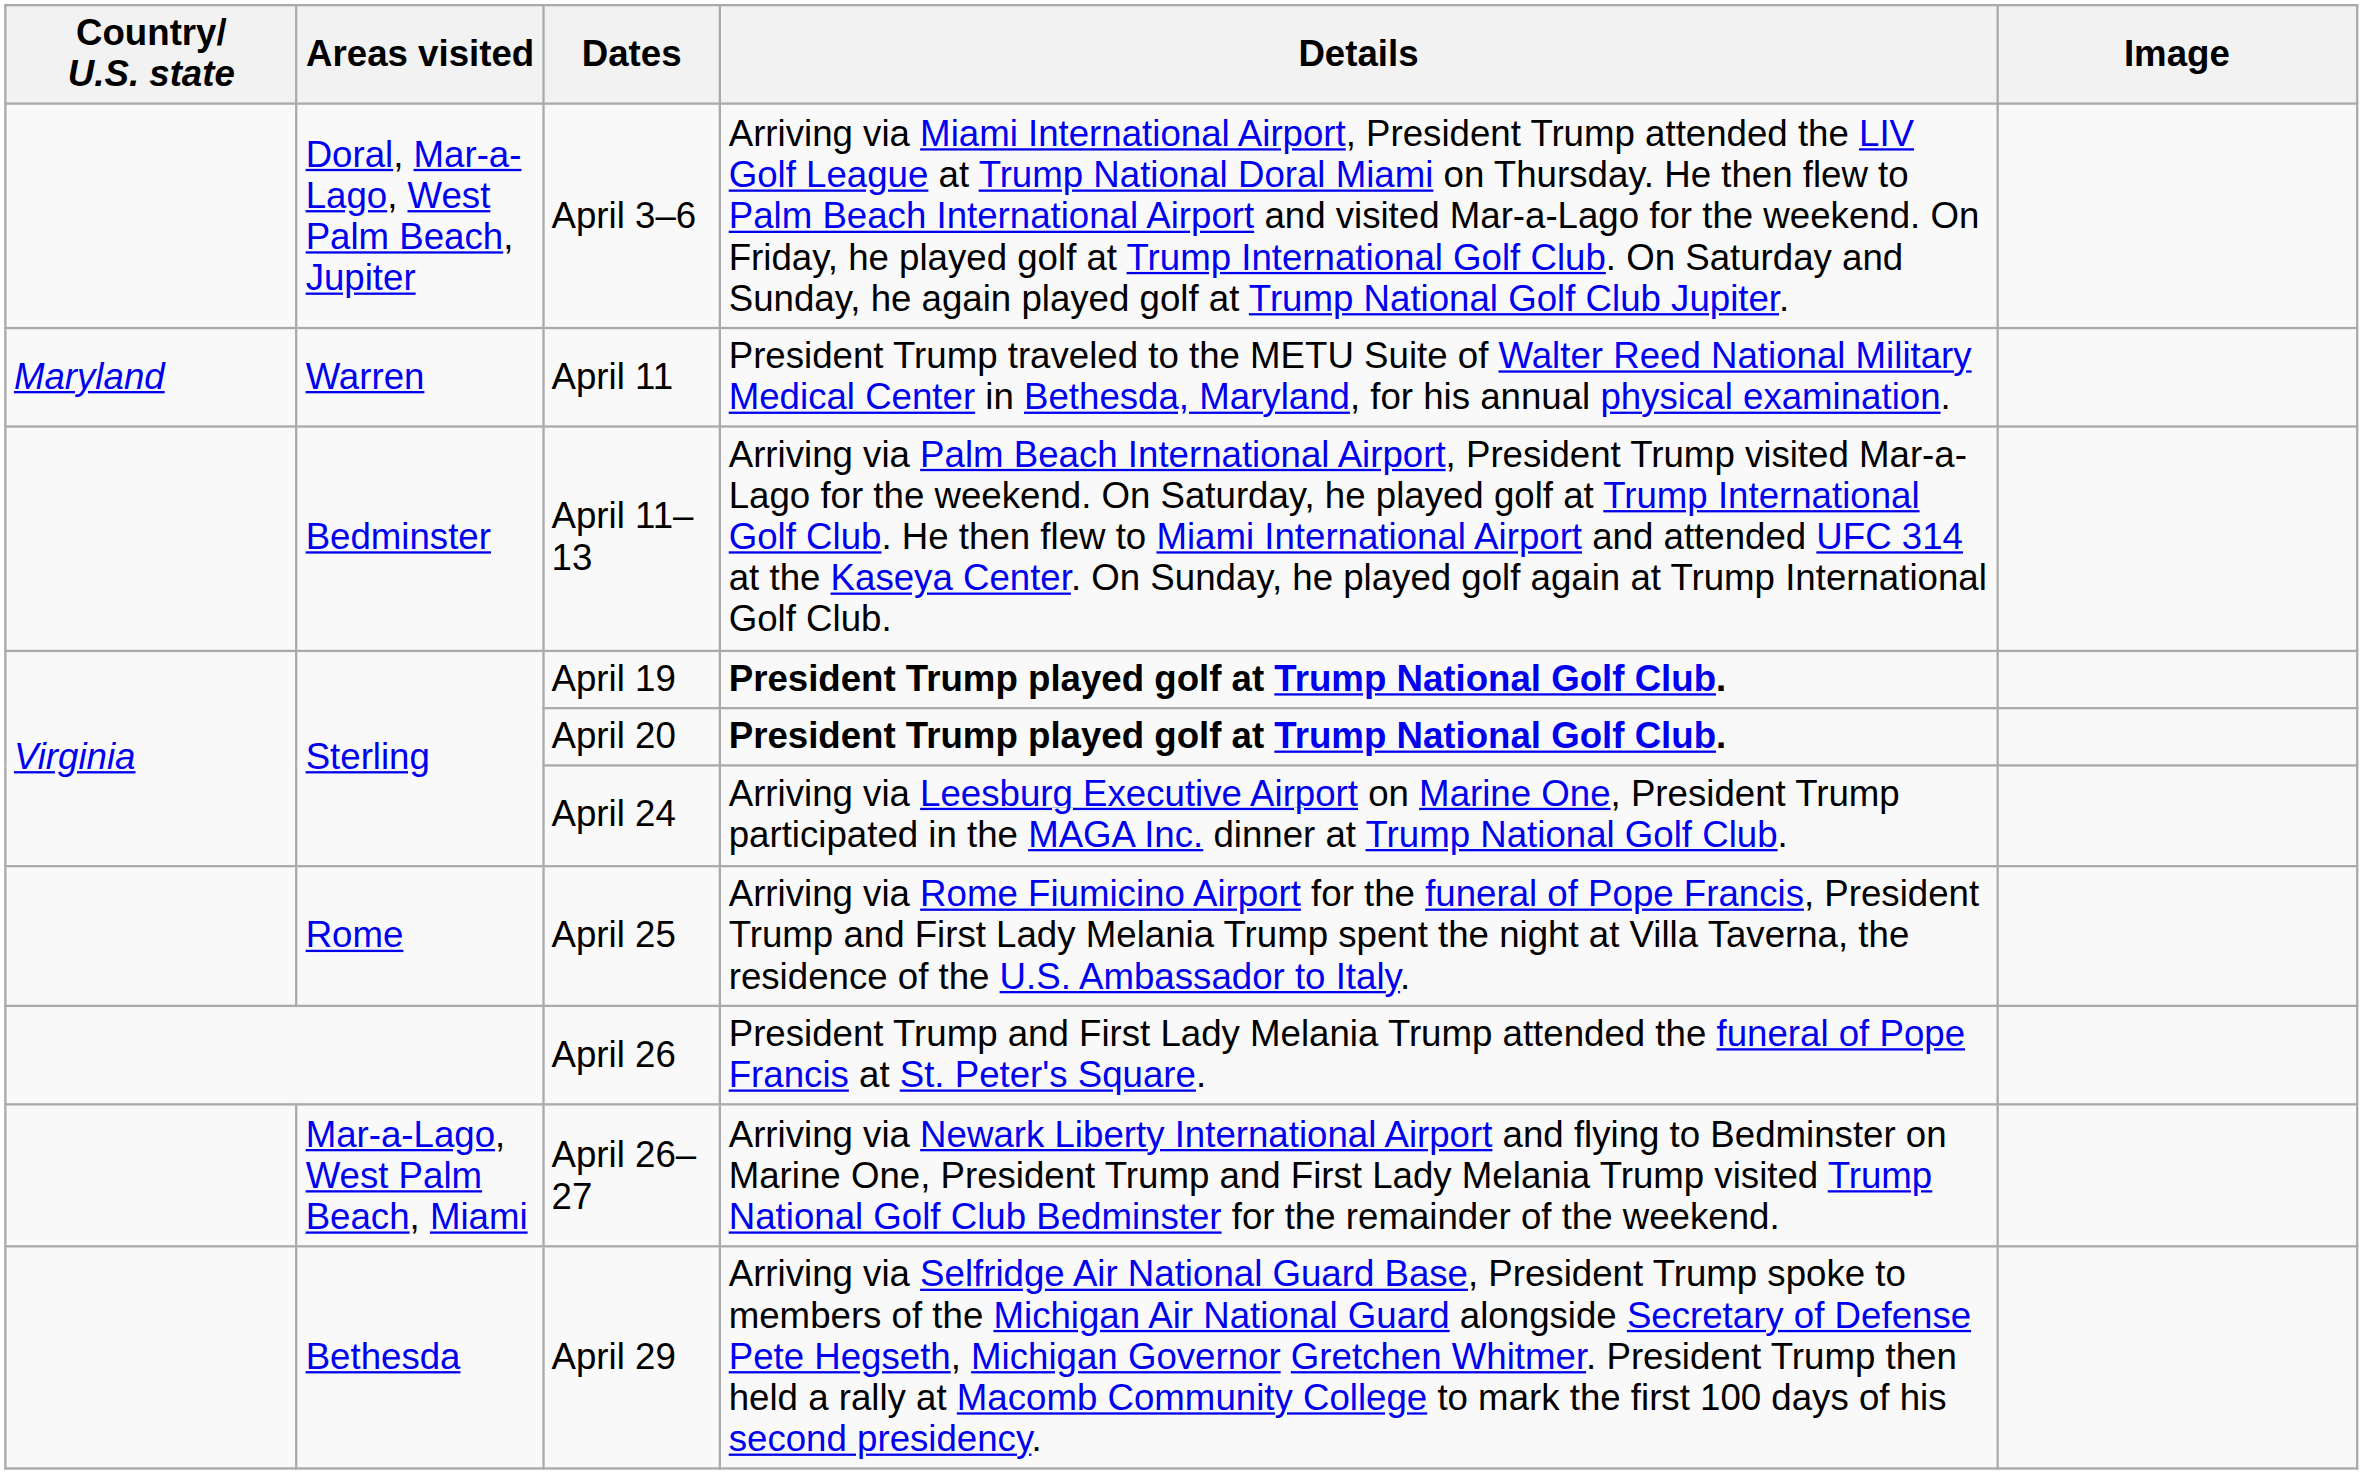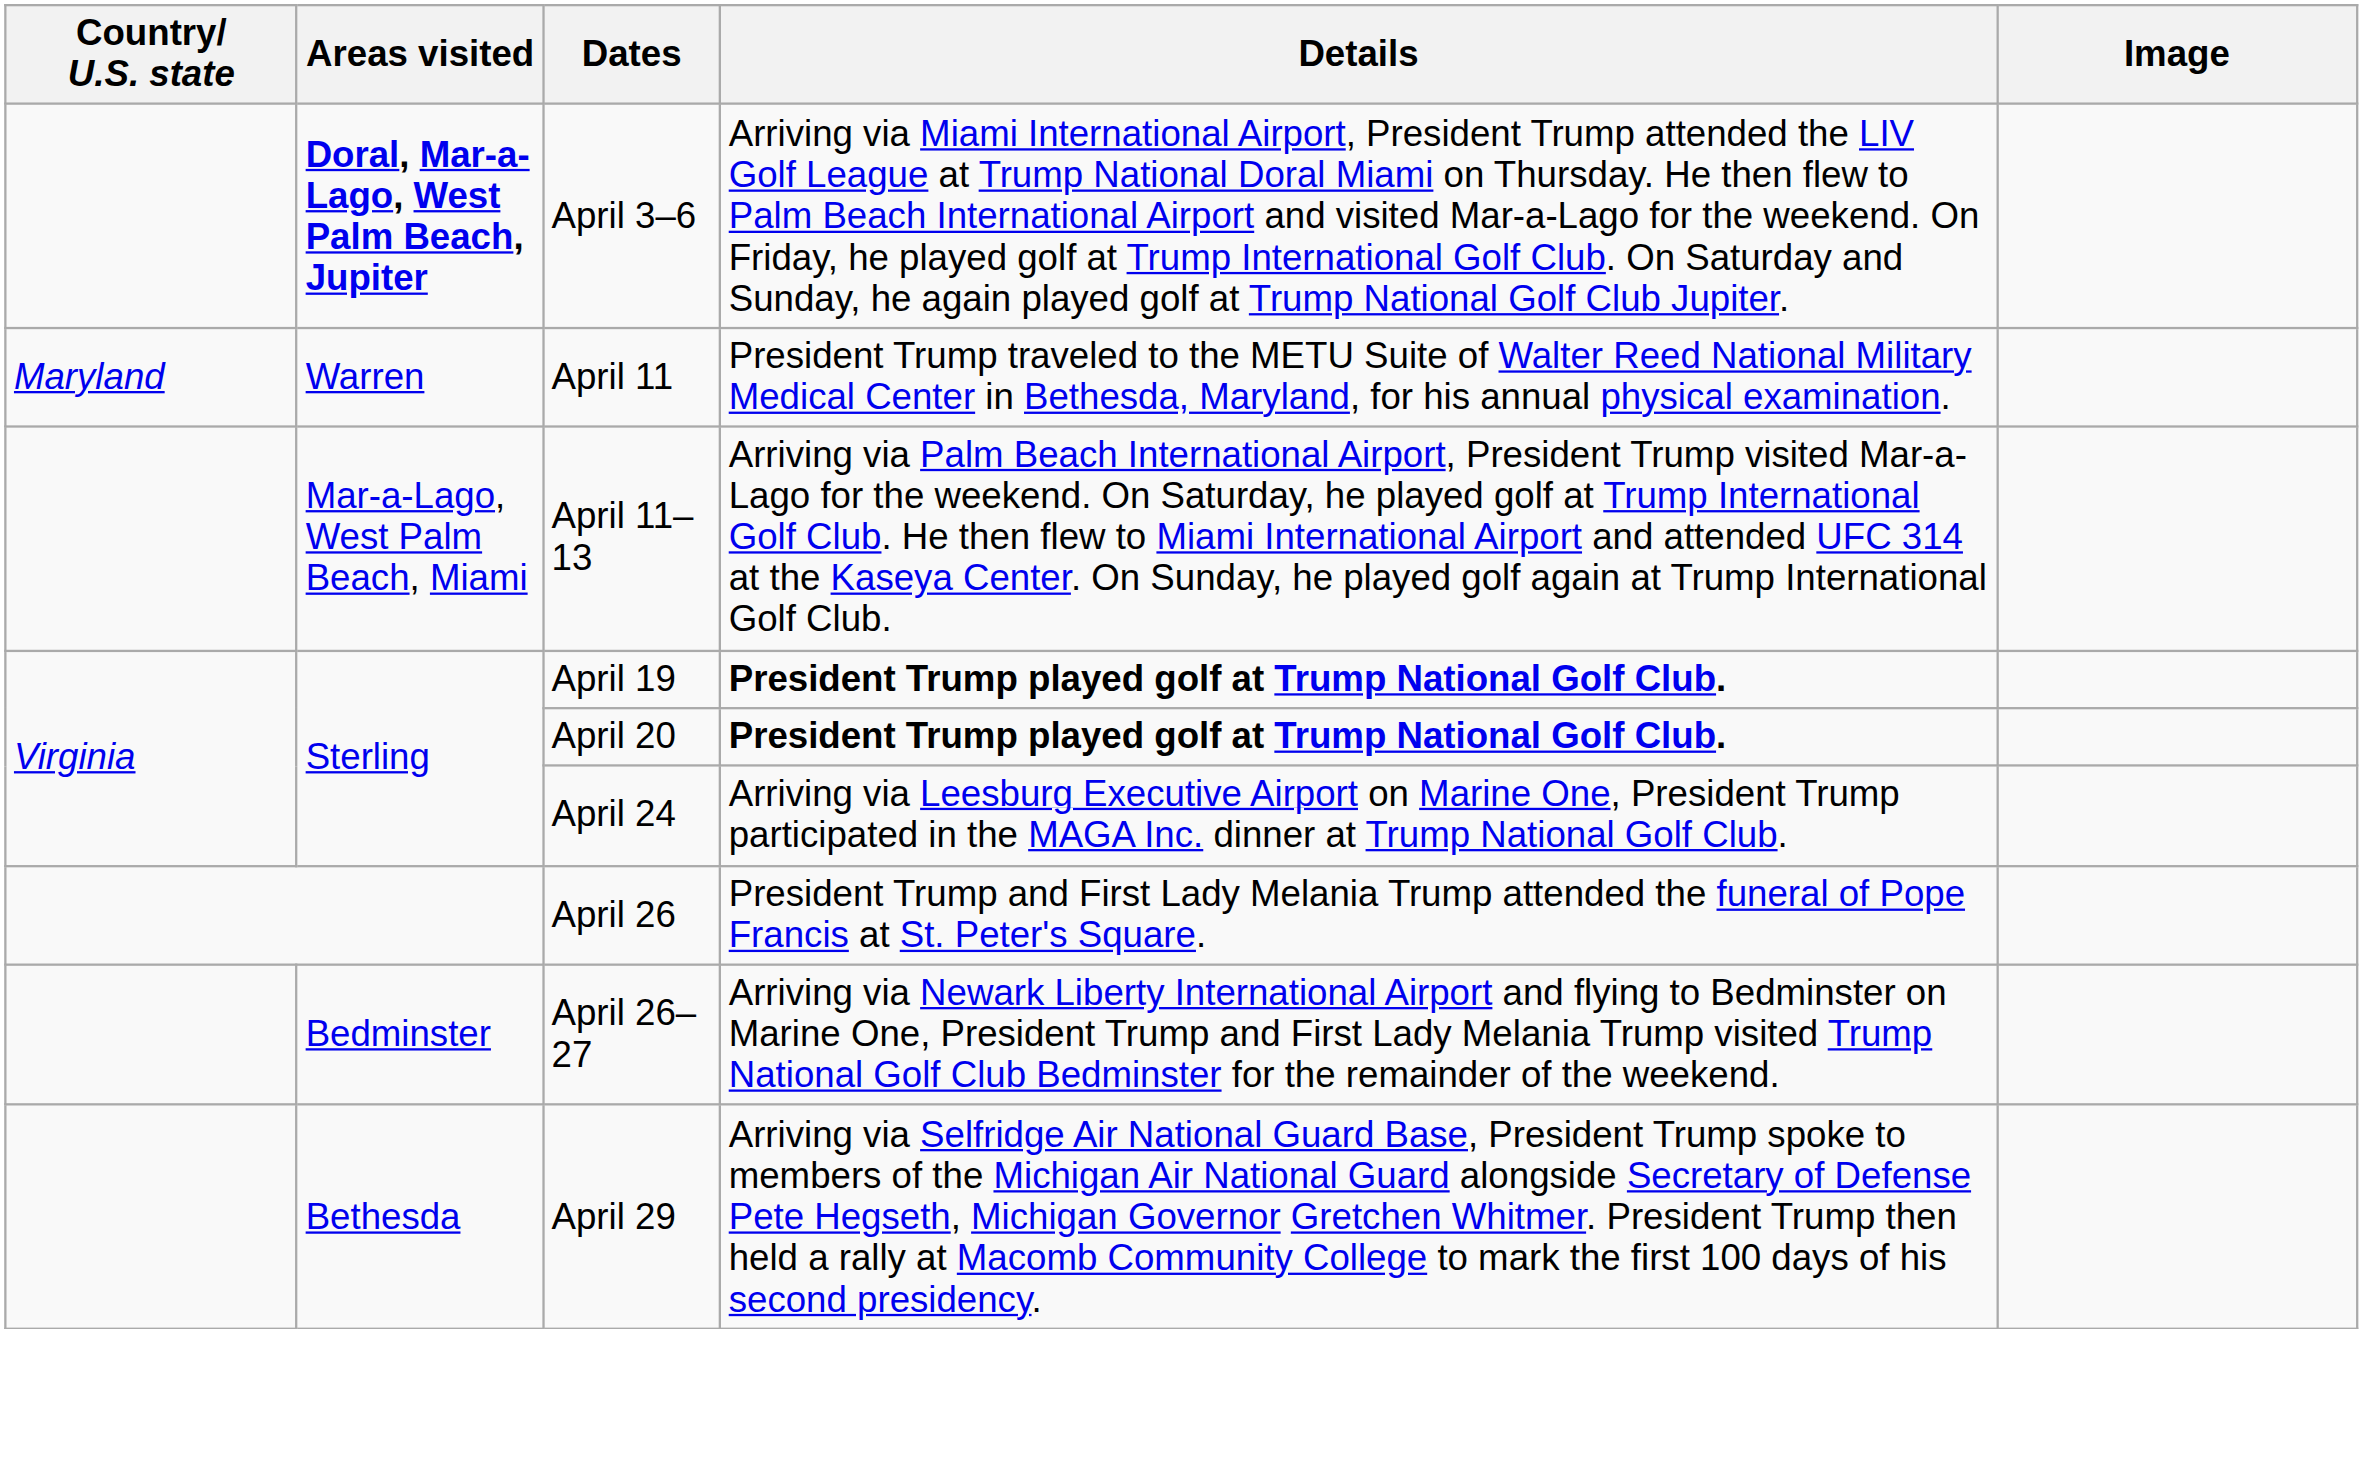(414, 215) normal -> (418, 215) bold
(398, 537) Bedminster -> (417, 537) Mar-a-Lago, West Palm Beach, Miami
- row: (614, 934)
(417, 1174) Mar-a-Lago, West Palm Beach, Miami -> (398, 1034) Bedminster
